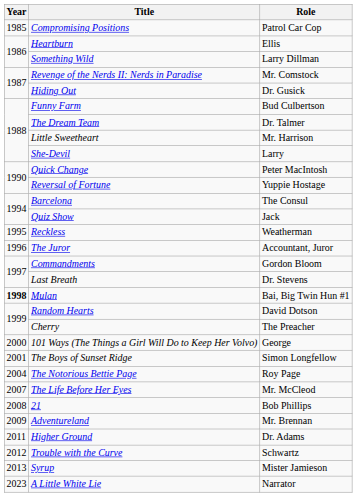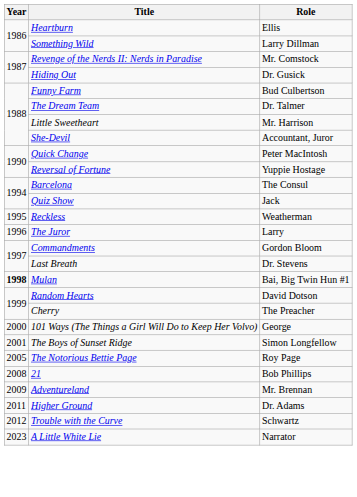- row: (80, 28)
(273, 153) Larry -> (298, 138) Accountant, Juror
(298, 248) Accountant, Juror -> (273, 232) Larry
(17, 374) 2004 -> (17, 358) 2005
- row: (81, 389)
- row: (43, 468)
